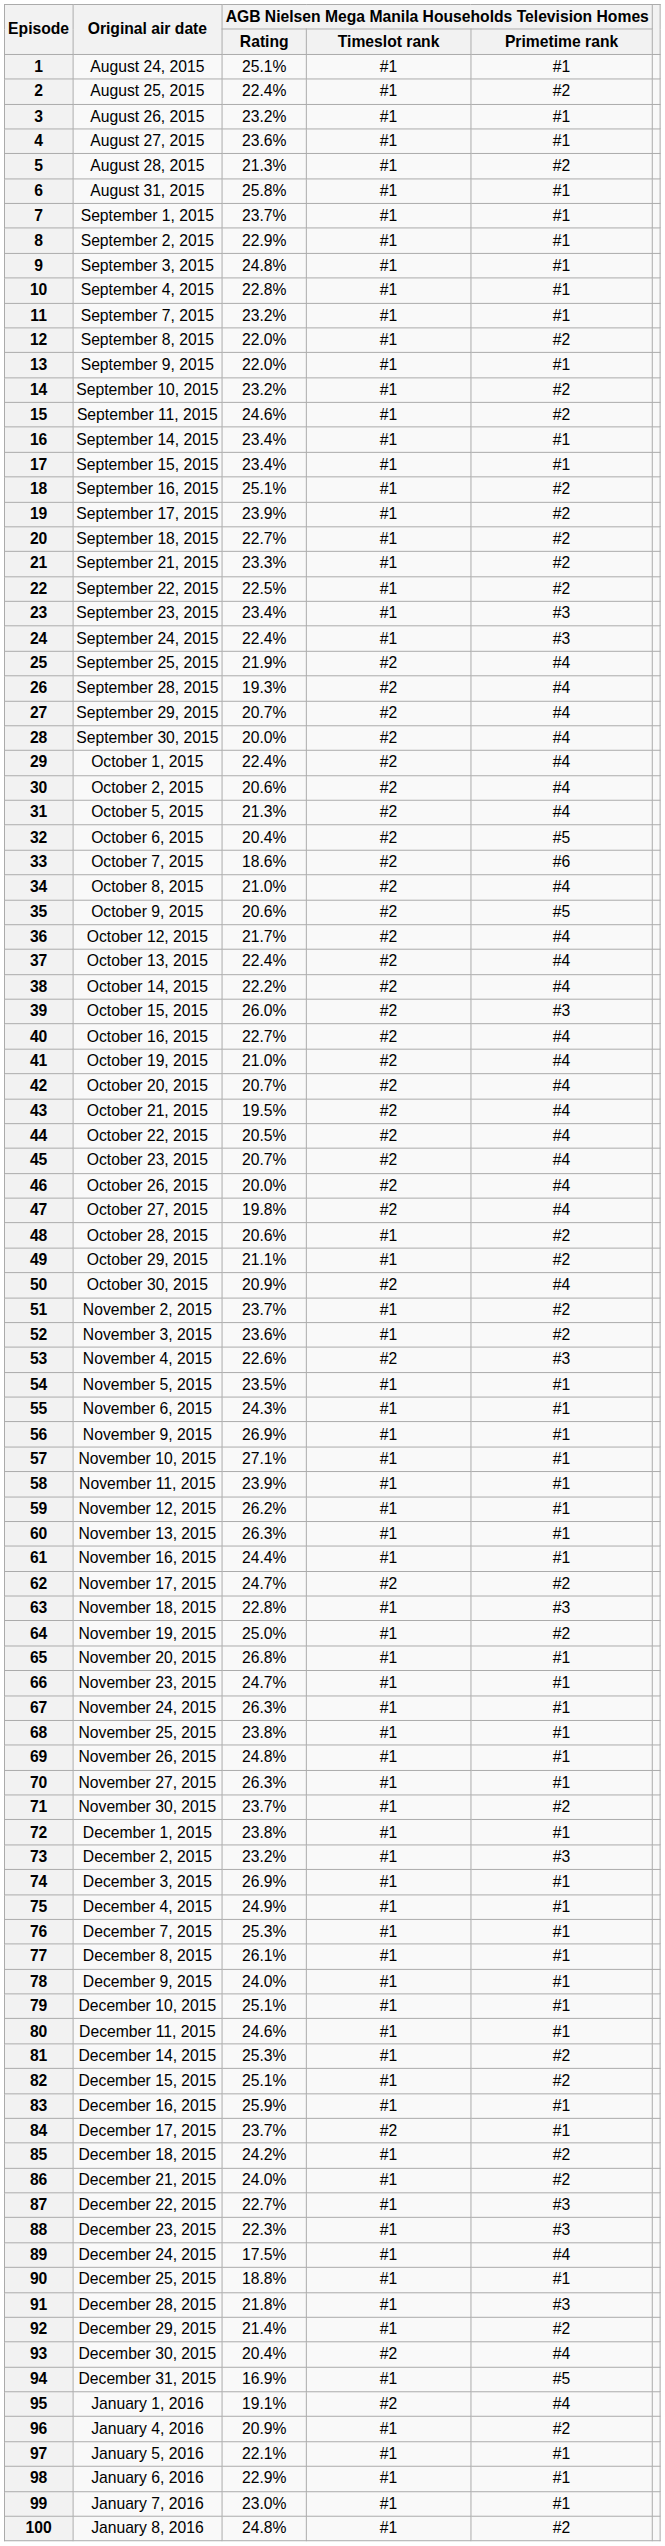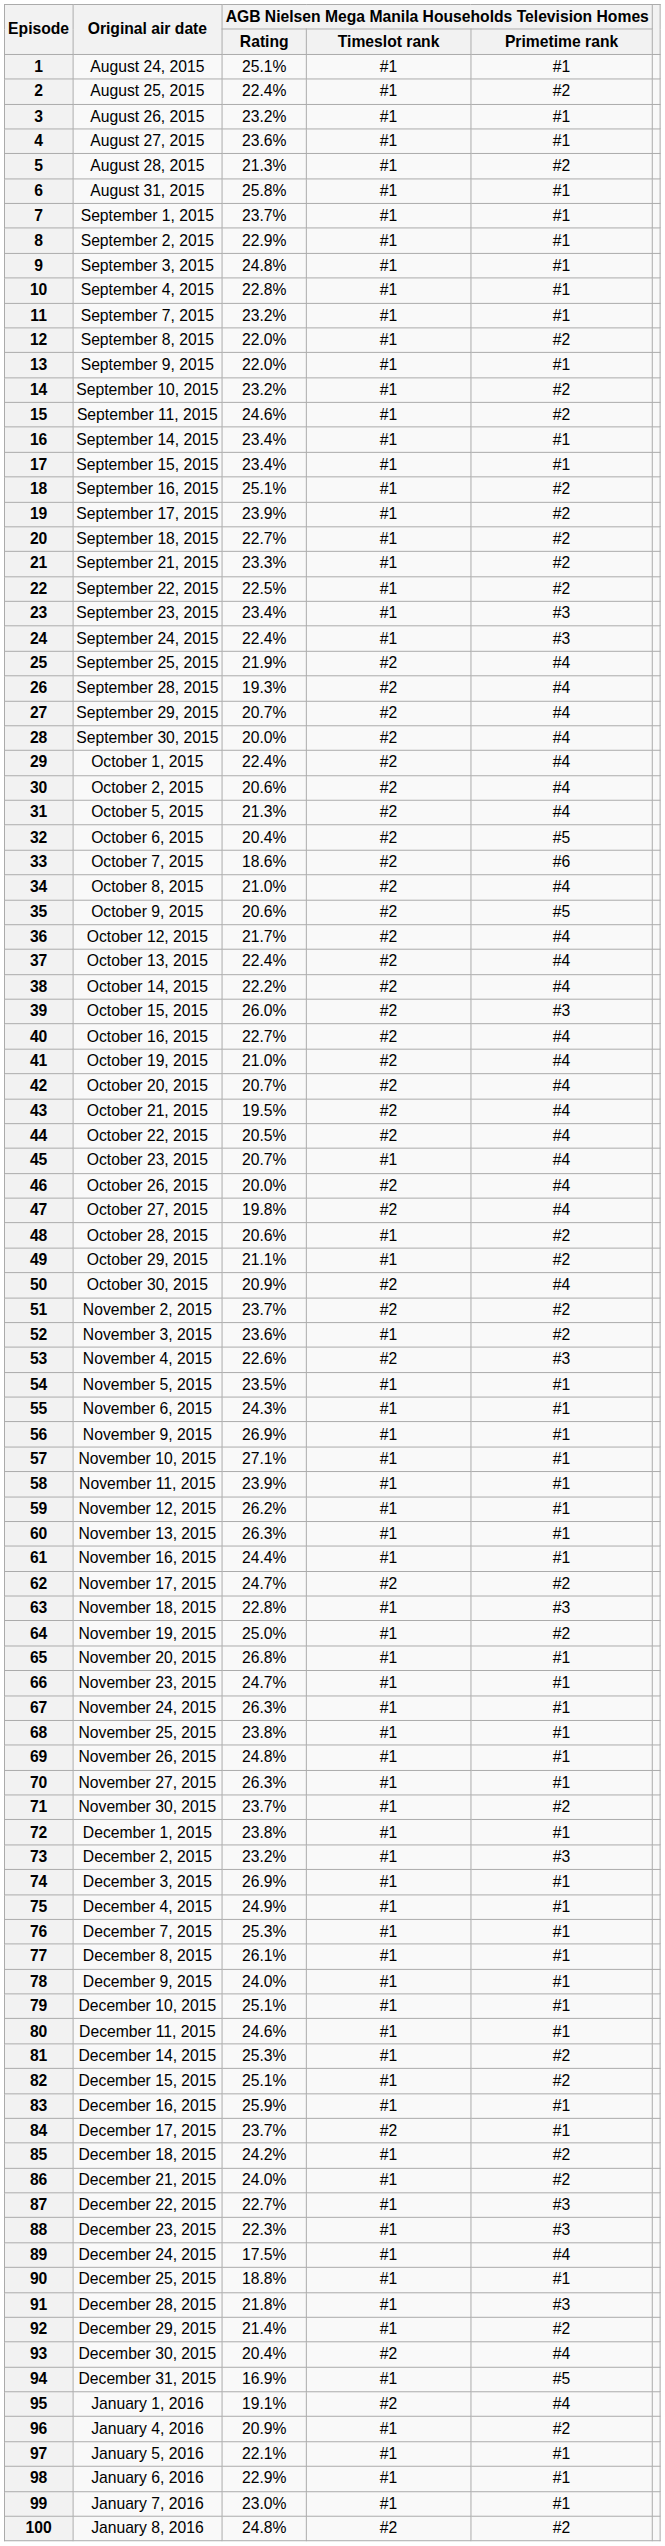(389, 1160) #2 -> (389, 1160) #1
(389, 1310) #1 -> (389, 1310) #2
(389, 2528) #1 -> (389, 2528) #2
